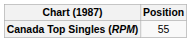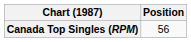(164, 29) 55 -> (164, 29) 56
